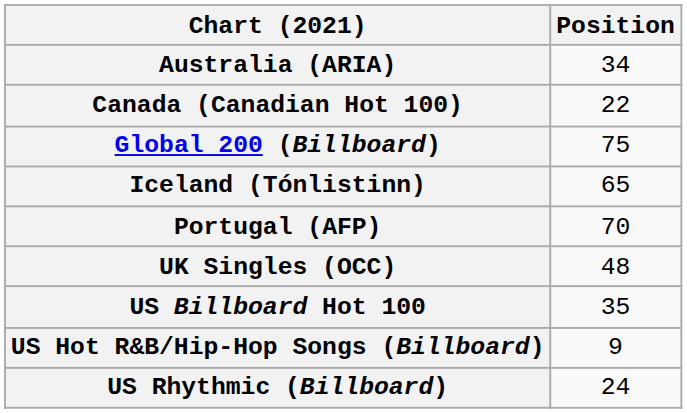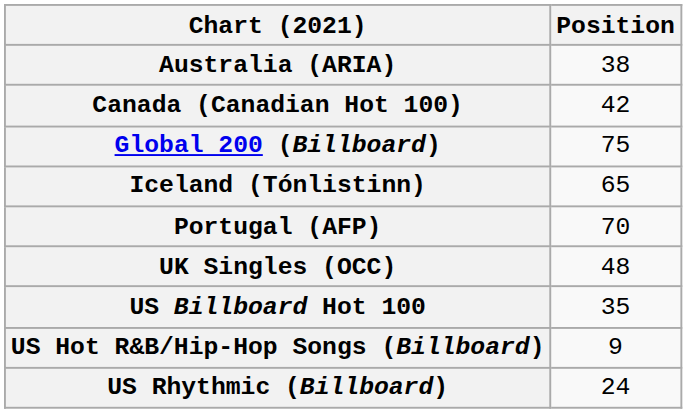(616, 65) 34 -> (616, 65) 38
(616, 106) 22 -> (616, 106) 42
